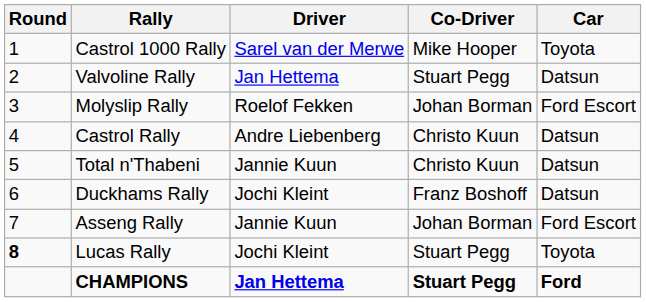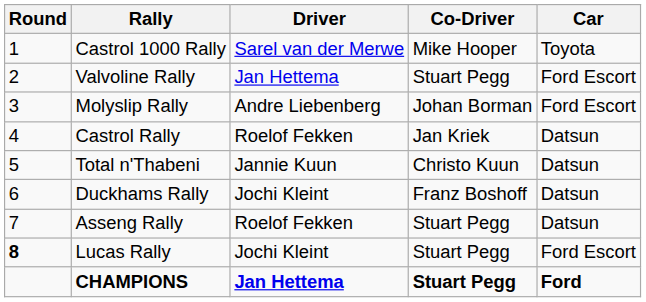(570, 77) Datsun -> (588, 77) Ford Escort
(294, 106) Roelof Fekken -> (308, 106) Andre Liebenberg
(308, 135) Andre Liebenberg -> (294, 135) Roelof Fekken
(466, 135) Christo Kuun -> (451, 135) Jan Kriek
(286, 223) Jannie Kuun -> (294, 223) Roelof Fekken
(472, 223) Johan Borman -> (461, 223) Stuart Pegg
(588, 223) Ford Escort -> (570, 223) Datsun
(568, 252) Toyota -> (588, 252) Ford Escort
